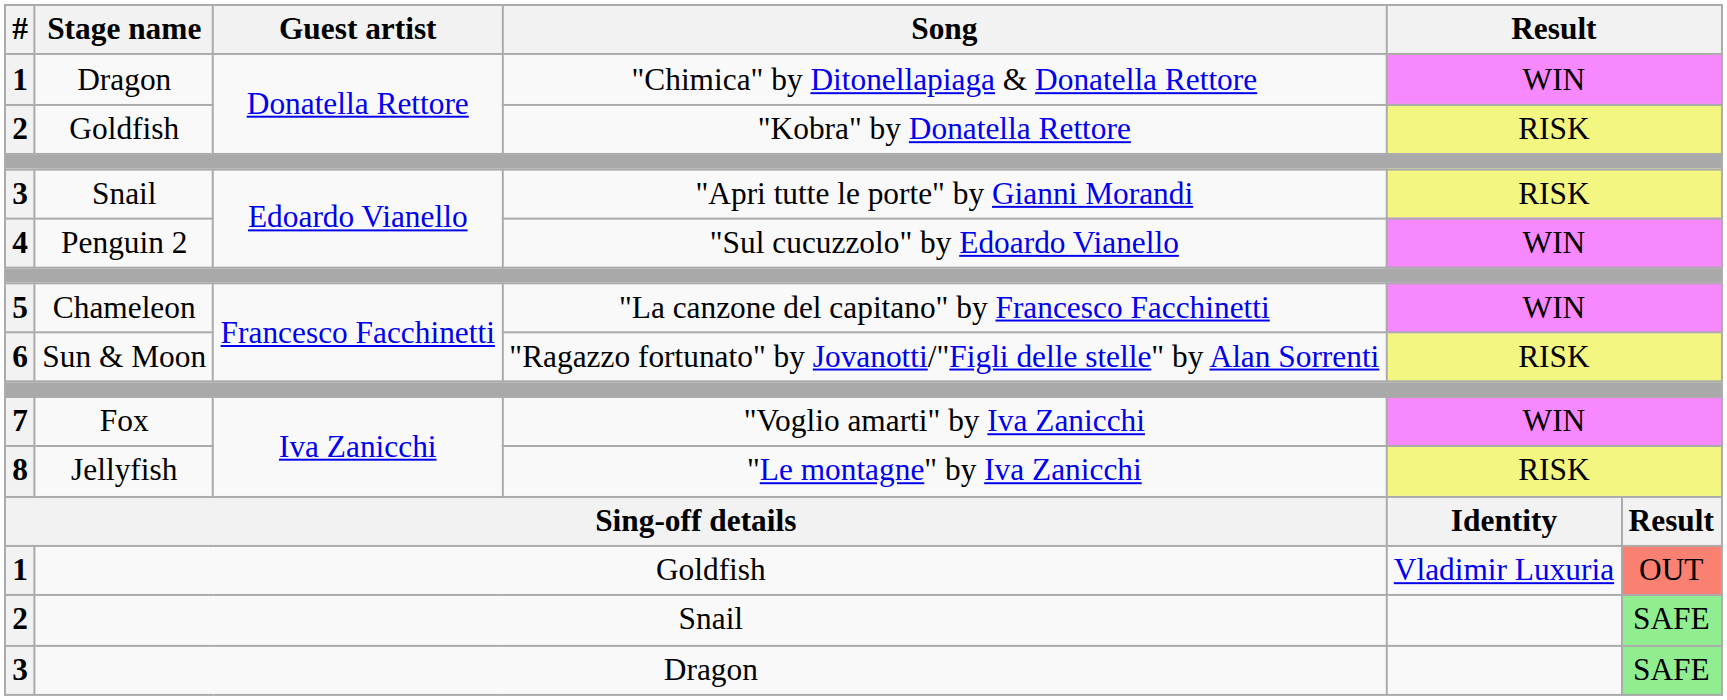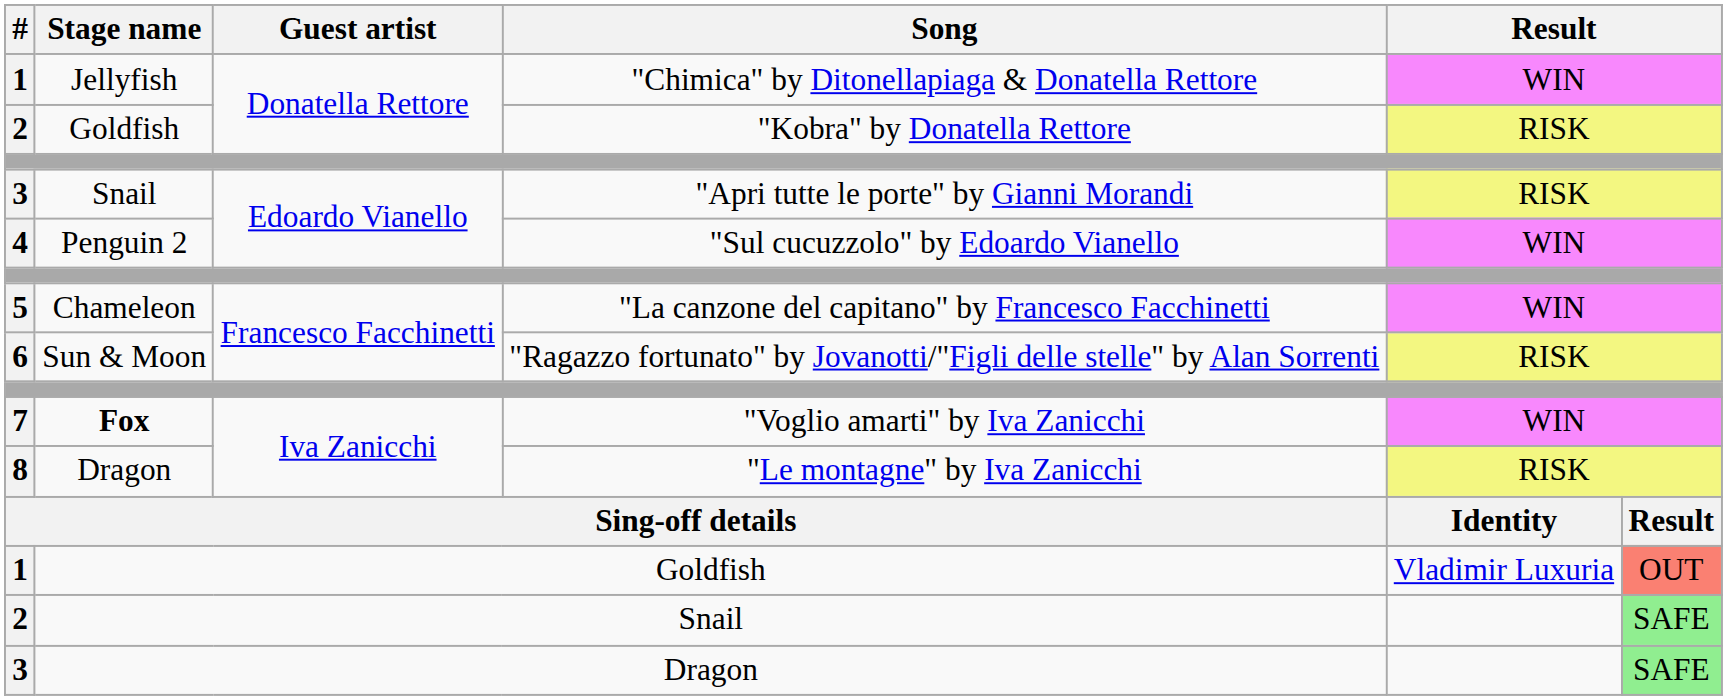(124, 79) Dragon -> (124, 79) Jellyfish
(124, 420) normal -> (124, 420) bold
(124, 470) Jellyfish -> (124, 470) Dragon
